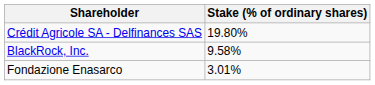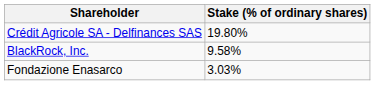(224, 70) 3.01% -> (224, 70) 3.03%
